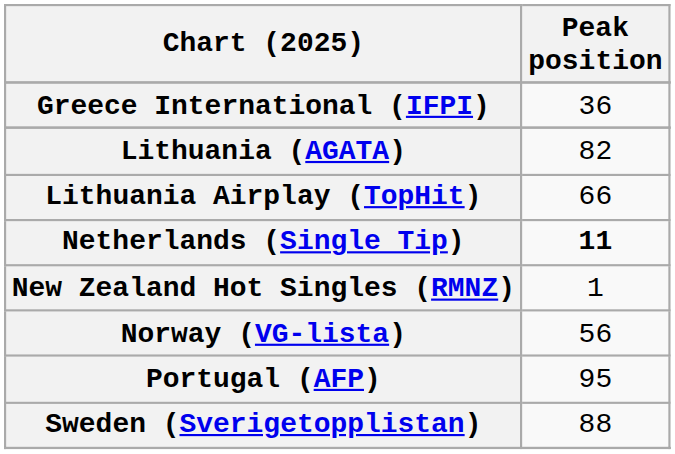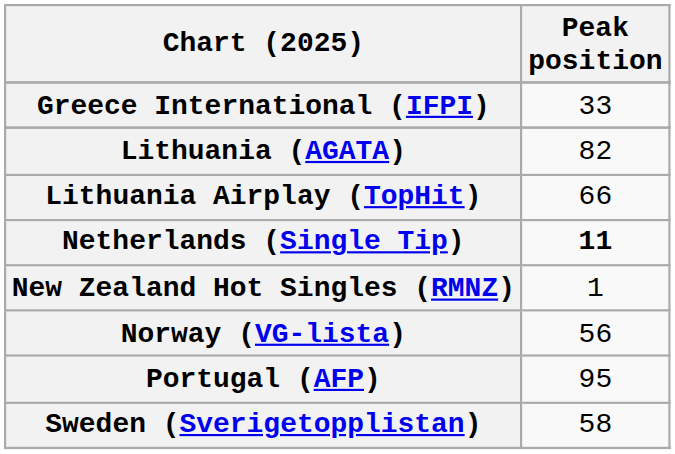(595, 106) 36 -> (595, 106) 33
(595, 425) 88 -> (595, 425) 58
